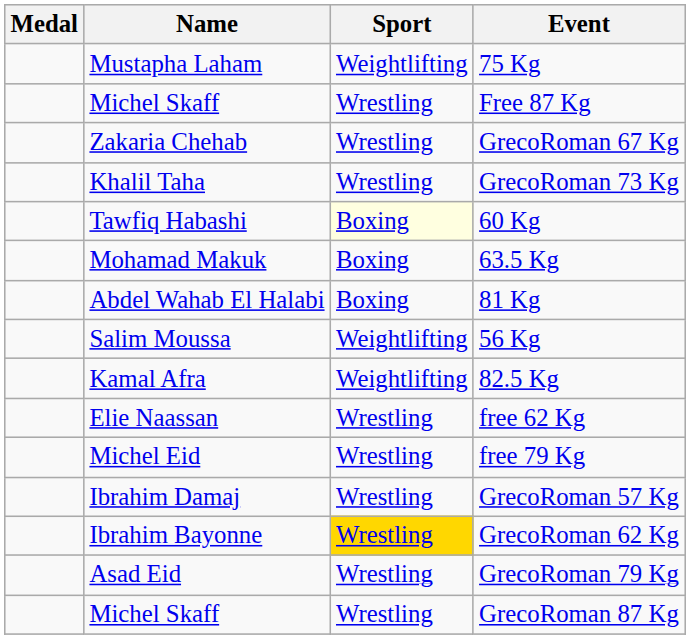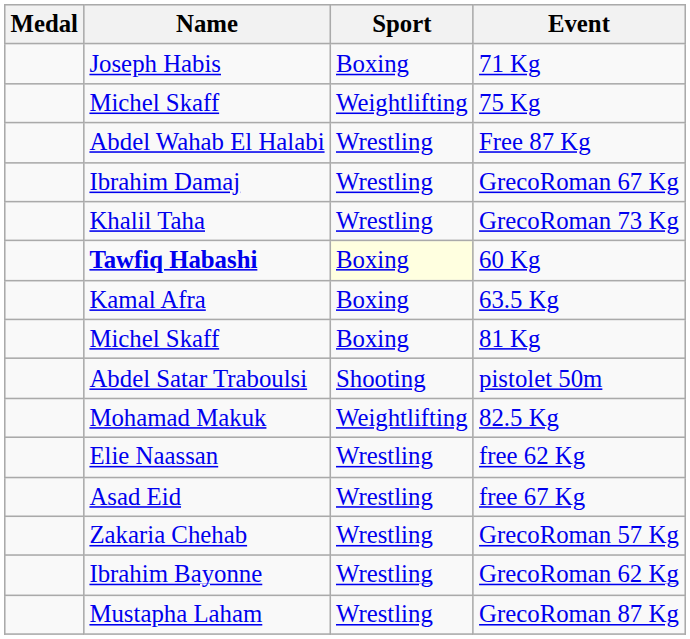+ row: (510, 63)
(176, 63) Mustapha Laham -> (154, 102) Michel Skaff
(154, 102) Michel Skaff -> (207, 142) Abdel Wahab El Halabi
(168, 142) Zakaria Chehab -> (165, 181) Ibrahim Damaj
(168, 220) normal -> (173, 260) bold
(178, 260) Mohamad Makuk -> (148, 299) Kamal Afra
(207, 299) Abdel Wahab El Halabi -> (154, 338) Michel Skaff
+ row: (541, 378)
- row: (510, 338)
(148, 378) Kamal Afra -> (178, 417) Mohamad Makuk
+ row: (532, 496)
- row: (532, 456)
(165, 496) Ibrahim Damaj -> (168, 535) Zakaria Chehab
(384, 535) gold background -> (384, 574) no background
- row: (579, 574)
(154, 614) Michel Skaff -> (176, 614) Mustapha Laham
